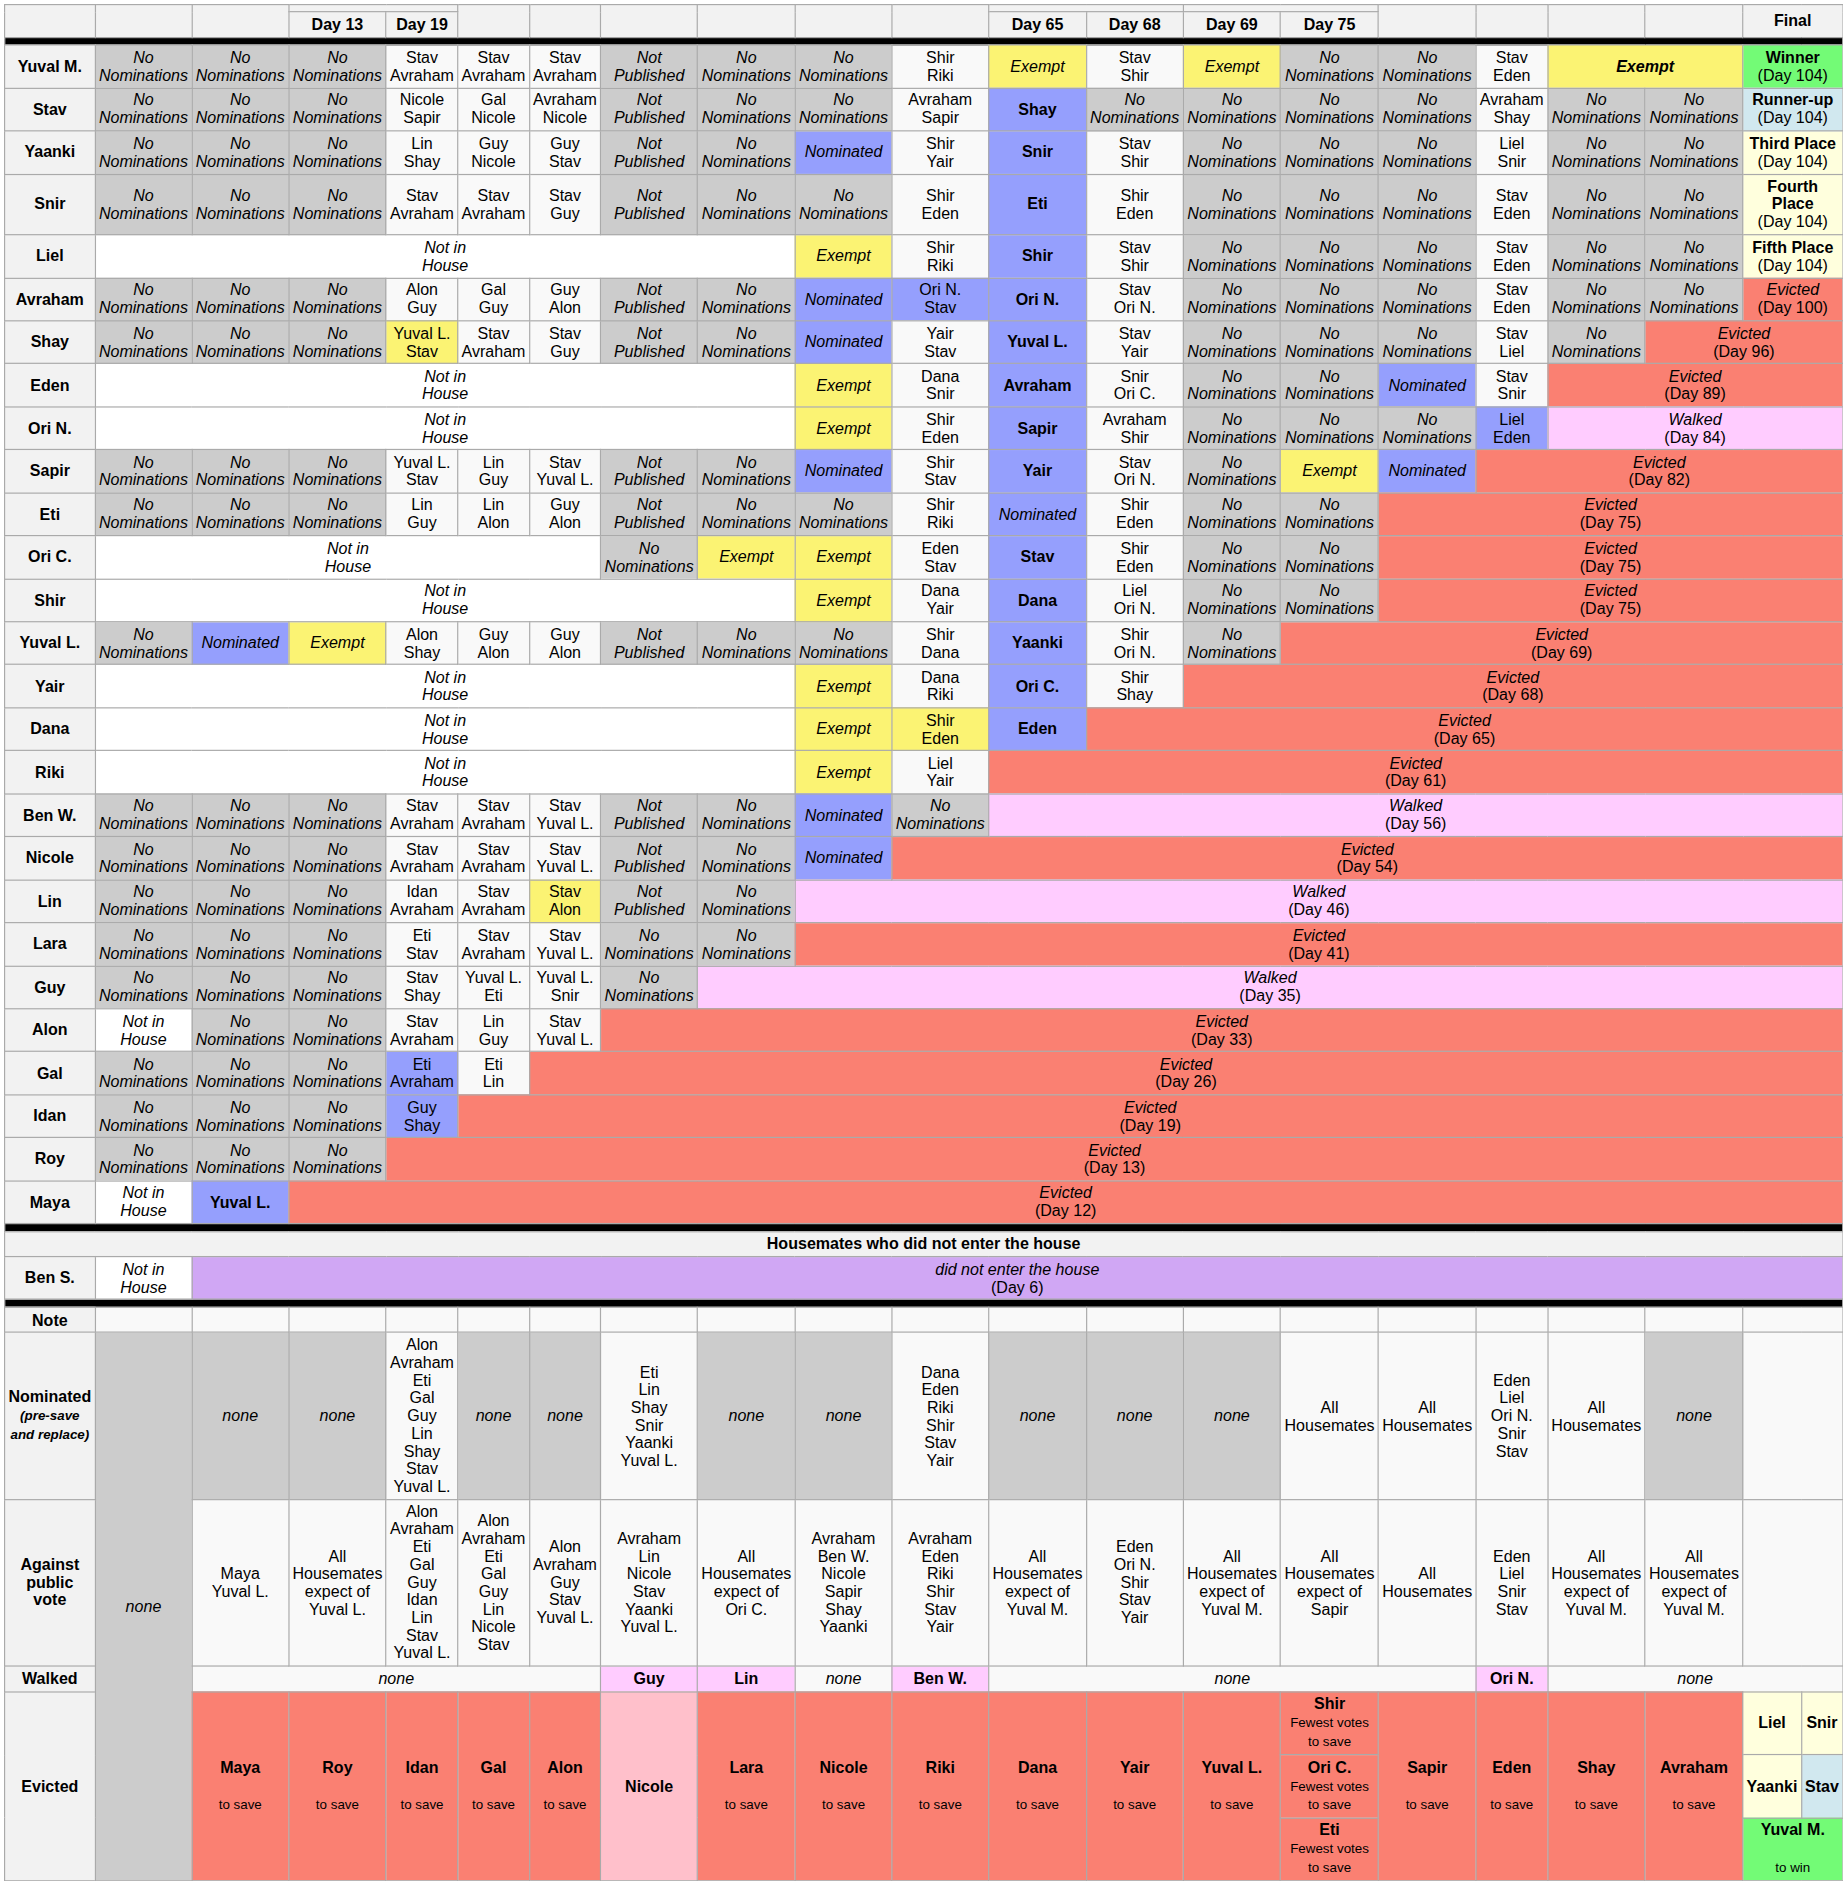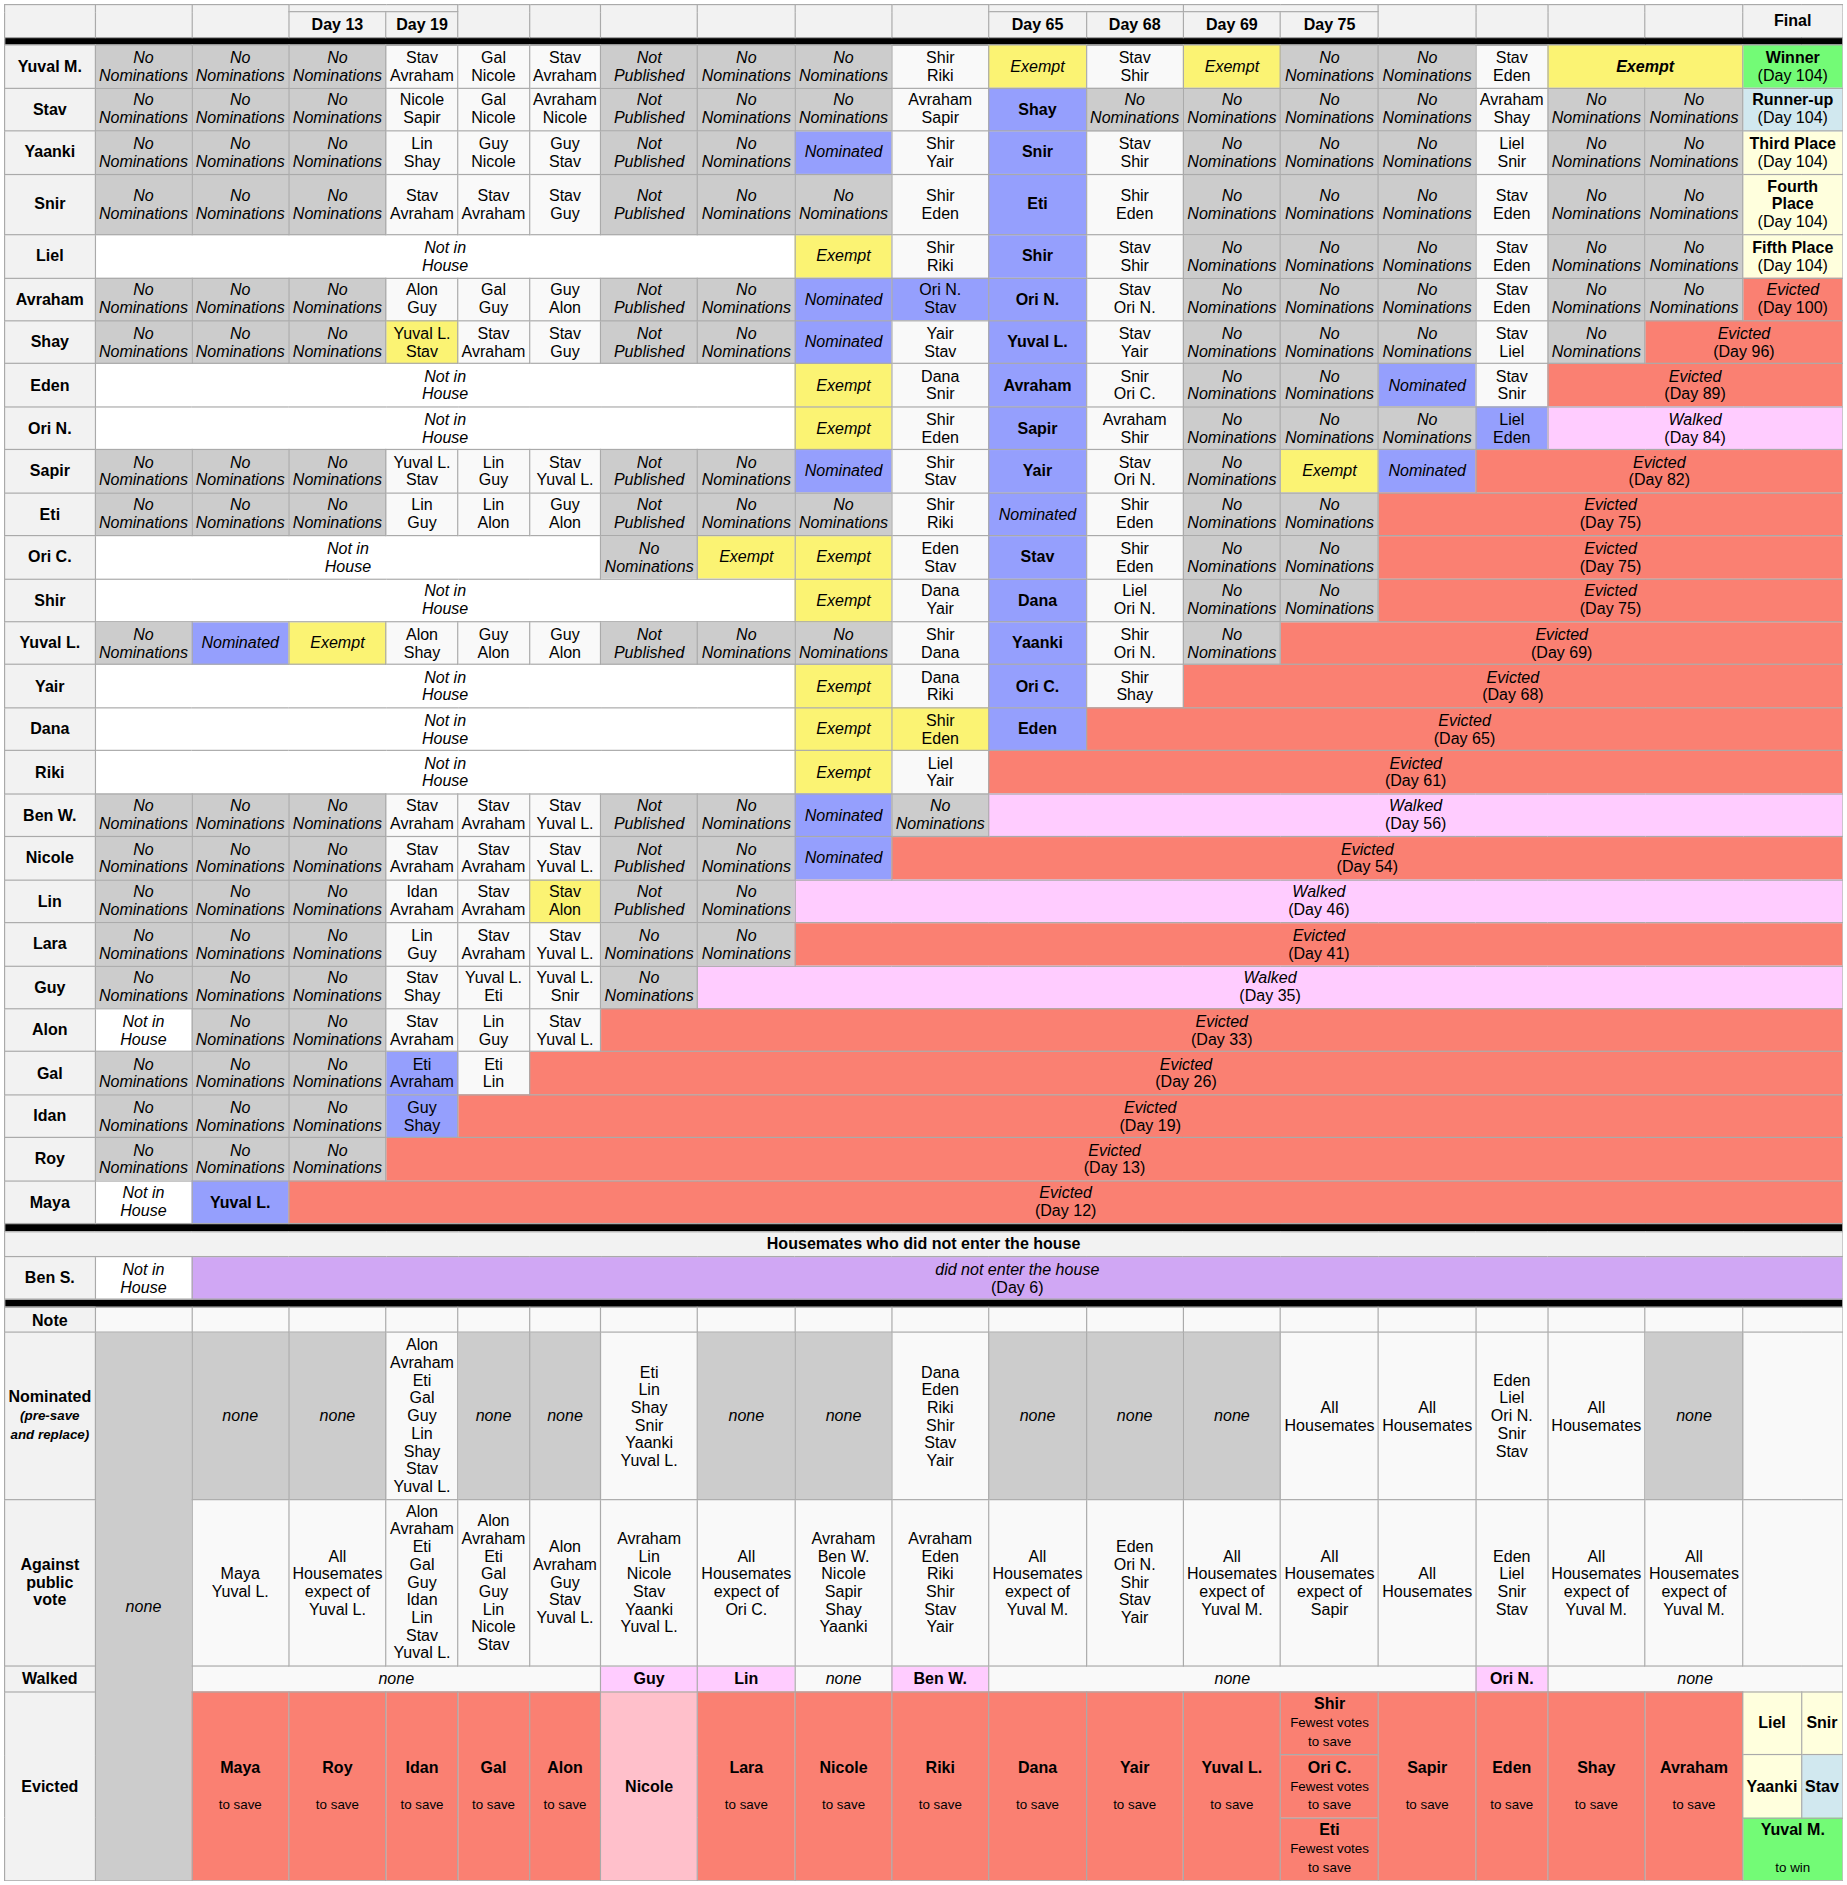(493, 66) Stav Avraham -> (493, 66) Gal Nicole
(422, 944) Eti Stav -> (422, 944) Lin Guy
